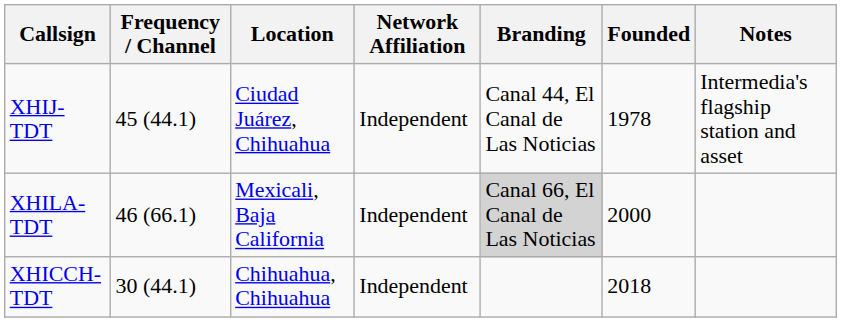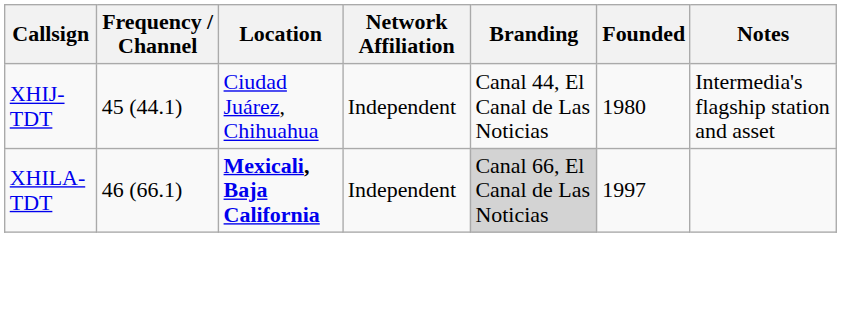(629, 118) 1978 -> (624, 105) 1980
(280, 214) normal -> (272, 190) bold
(629, 214) 2000 -> (624, 190) 1997
- row: (55, 286)
